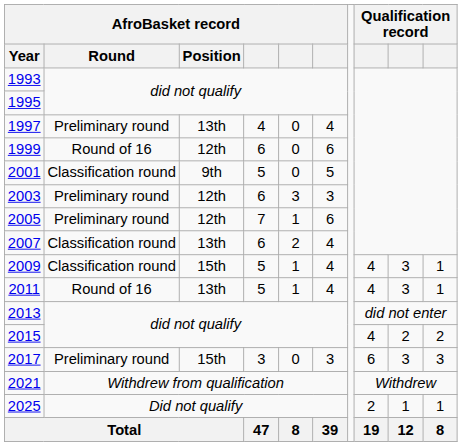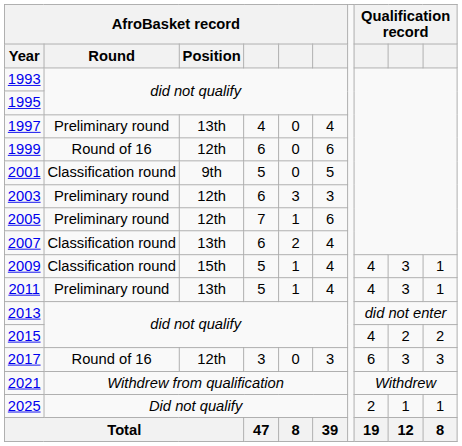(112, 289) Round of 16 -> (112, 289) Preliminary round
(112, 359) Preliminary round -> (112, 359) Round of 16
(212, 359) 15th -> (212, 359) 12th
